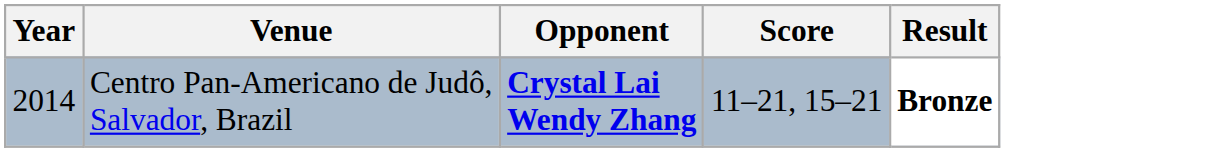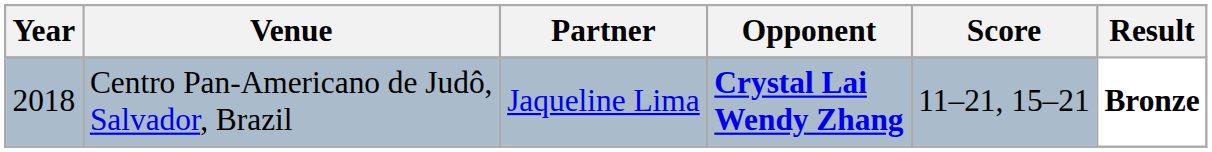+ column: (603, 30)
(44, 101) 2014 -> (44, 101) 2018
